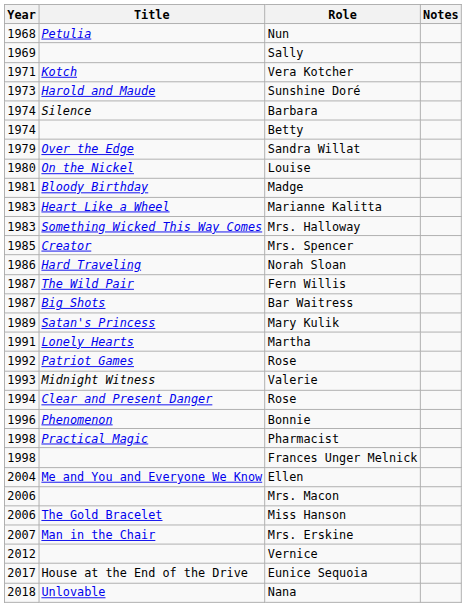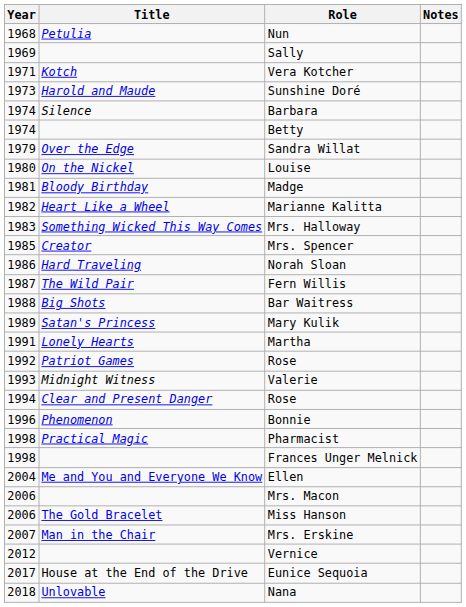(22, 207) 1983 -> (22, 207) 1982
(22, 303) 1987 -> (22, 303) 1988
